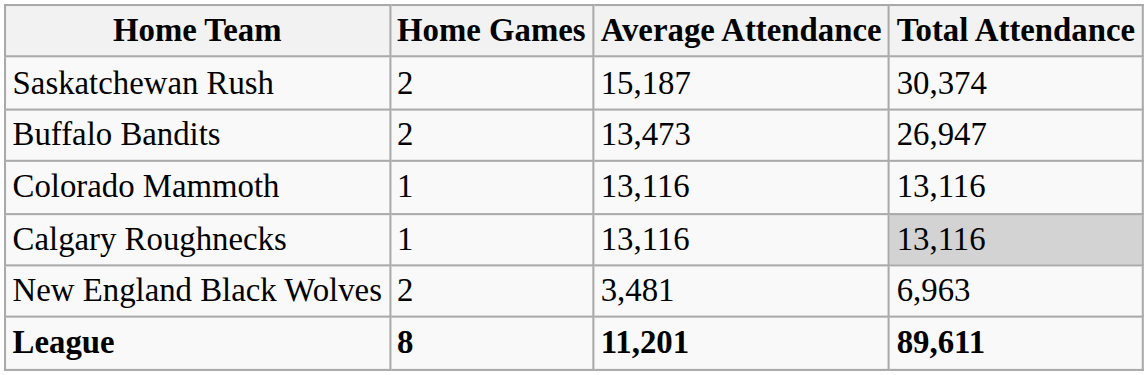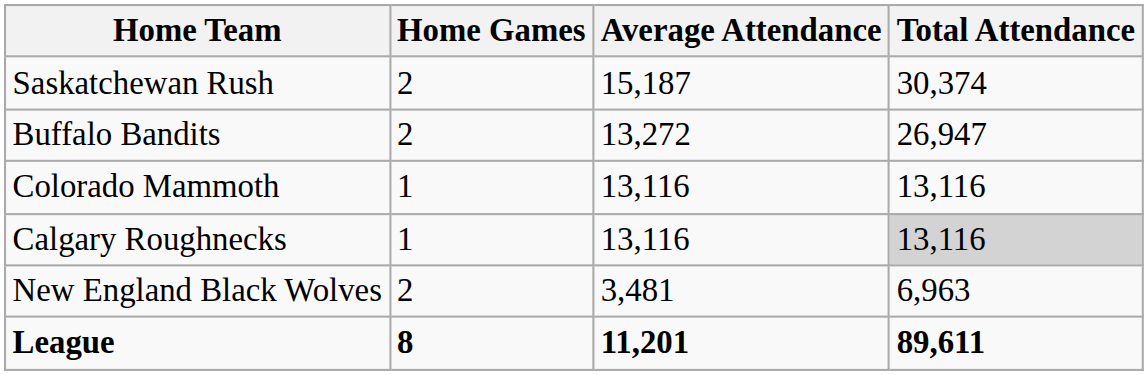(646, 134) 13,473 -> (646, 134) 13,272
